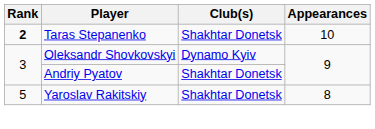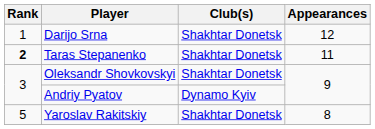+ row: (76, 34)
(327, 34) 10 -> (327, 54) 11
(218, 54) Dynamo Kyiv -> (231, 74) Shakhtar Donetsk
(231, 74) Shakhtar Donetsk -> (218, 94) Dynamo Kyiv
